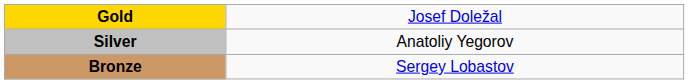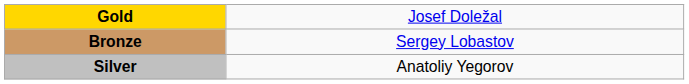rows swapped: (115, 41) <-> (115, 66)
